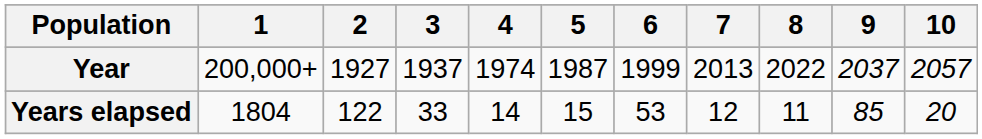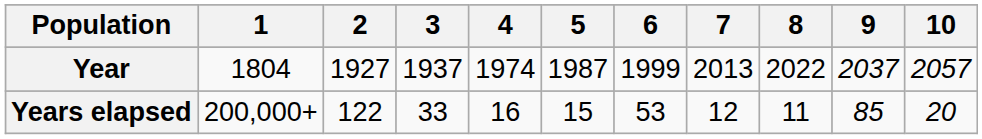(261, 68) 200,000+ -> (261, 68) 1804
(261, 111) 1804 -> (261, 111) 200,000+
(505, 111) 14 -> (505, 111) 16
